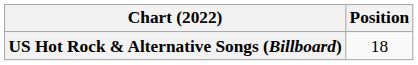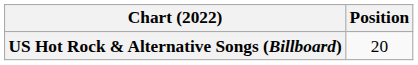(379, 45) 18 -> (379, 45) 20
